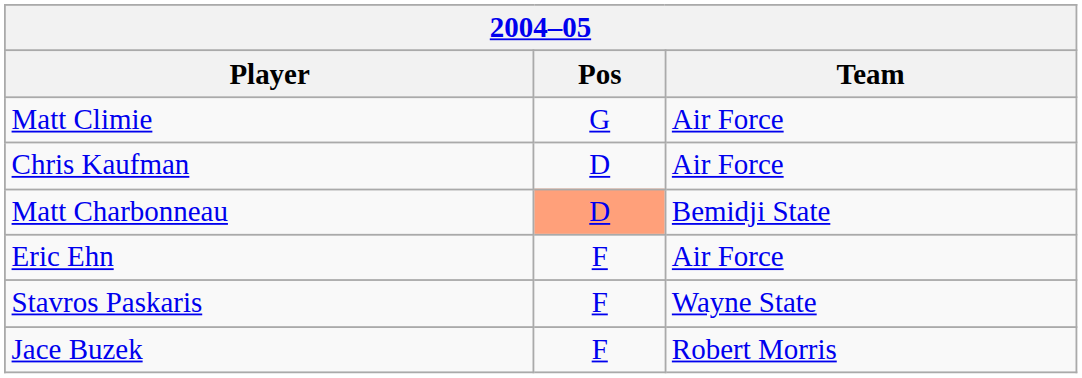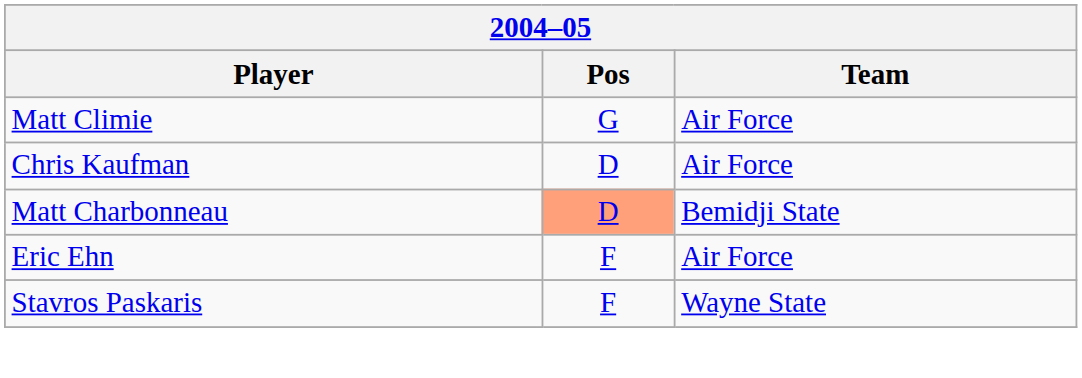- row: (77, 348)
